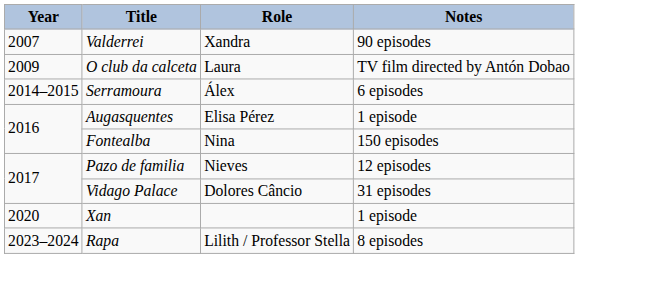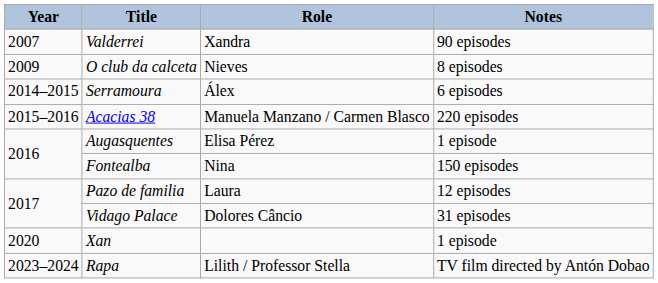(222, 66) Laura -> (226, 66) Nieves
(464, 66) TV film directed by Antón Dobao -> (470, 66) 8 episodes
+ row: (121, 116)
(226, 166) Nieves -> (222, 191) Laura
(390, 240) 8 episodes -> (543, 265) TV film directed by Antón Dobao
